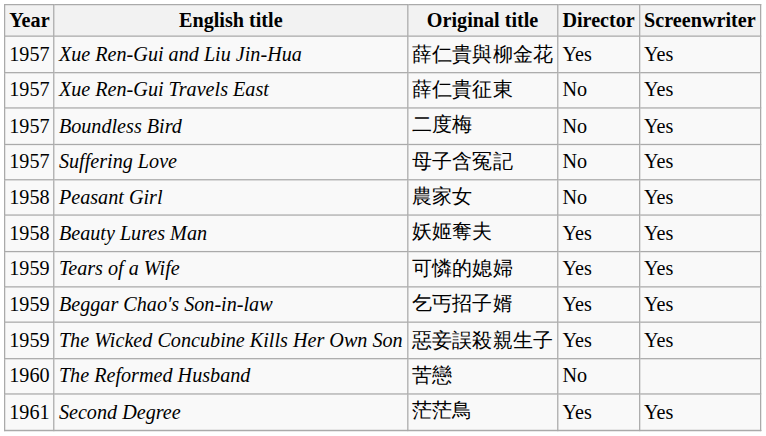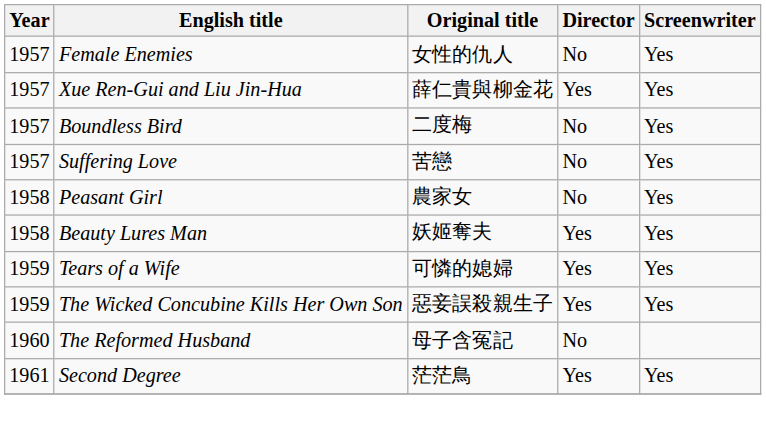+ row: (126, 54)
- row: (164, 90)
(462, 160) 母子含冤記 -> (432, 160) 苦戀
- row: (166, 304)
(432, 375) 苦戀 -> (462, 339) 母子含冤記
